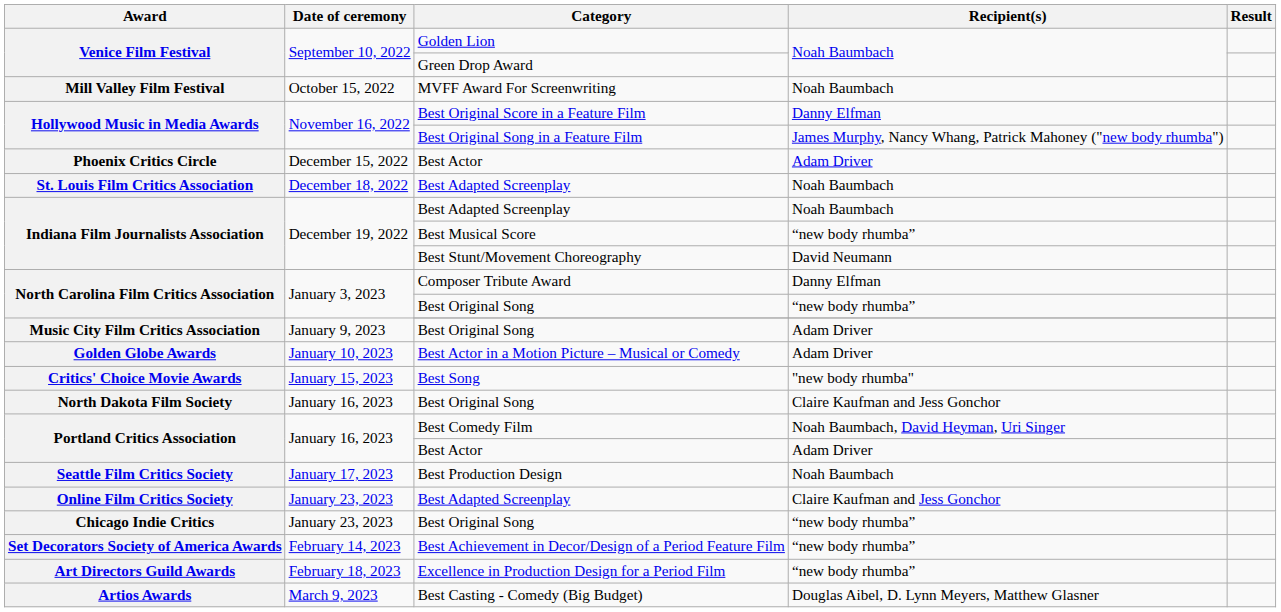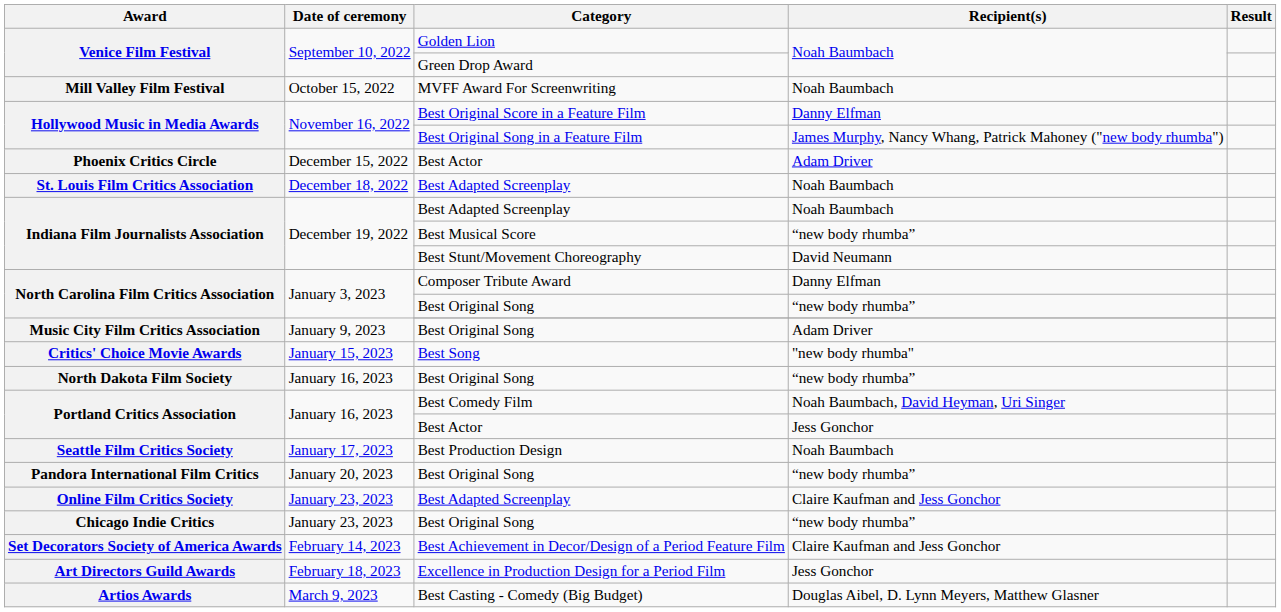- row: (145, 354)
(896, 402) Claire Kaufman and Jess Gonchor -> (854, 378) “new body rhumba”
(832, 450) Adam Driver -> (833, 426) Jess Gonchor
+ row: (145, 474)
(854, 546) “new body rhumba” -> (896, 546) Claire Kaufman and Jess Gonchor
(854, 570) “new body rhumba” -> (833, 570) Jess Gonchor
